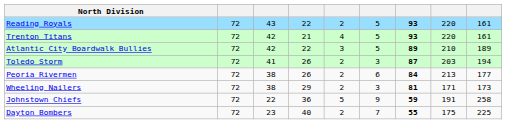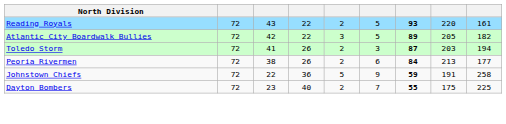- row: (39, 36)
(449, 49) 210 -> (449, 36) 205
(484, 49) 189 -> (484, 36) 182
- row: (44, 87)
